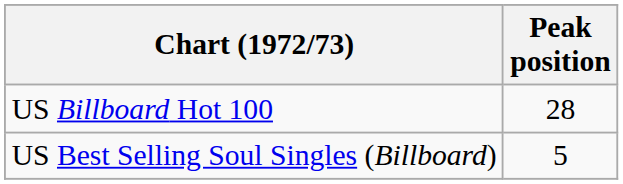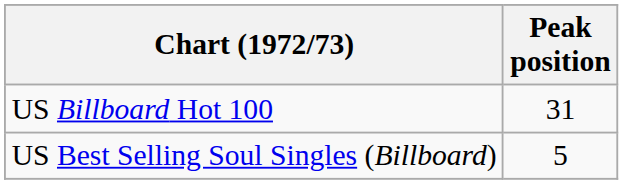(560, 108) 28 -> (560, 108) 31
